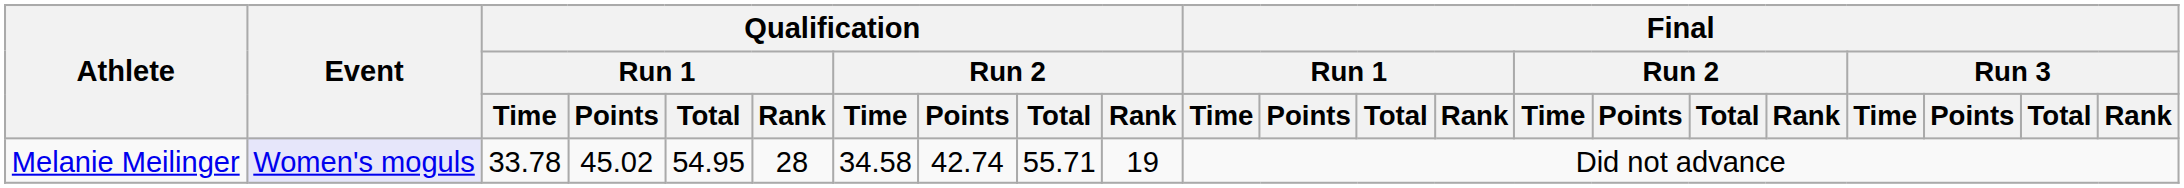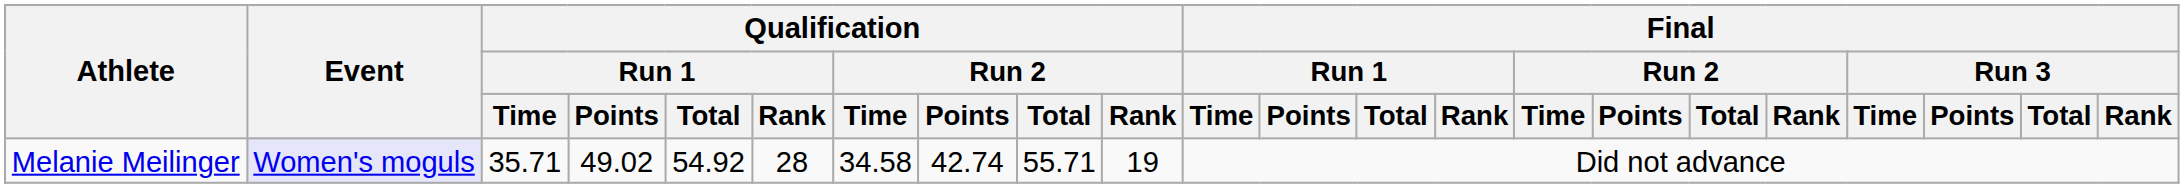(525, 161) 33.78 -> (525, 161) 35.71
(617, 161) 45.02 -> (617, 161) 49.02
(709, 161) 54.95 -> (709, 161) 54.92
